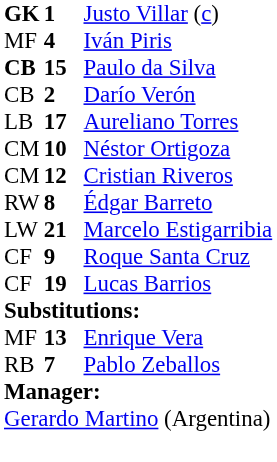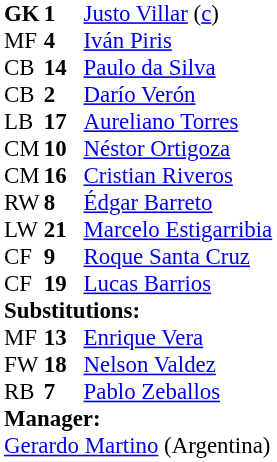(20, 67) bold -> (19, 67) normal
(55, 67) 15 -> (55, 67) 14
(55, 175) 12 -> (55, 175) 16
+ row: (150, 364)
